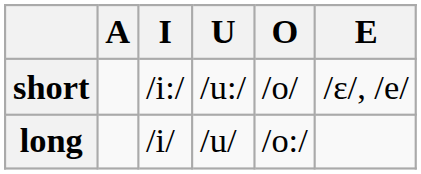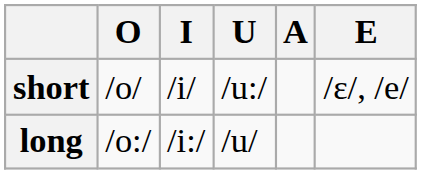columns swapped: (118, 31) <-> (285, 31)
(165, 86) /i:/ -> (181, 86) /i/
(160, 140) /i/ -> (186, 140) /i:/
